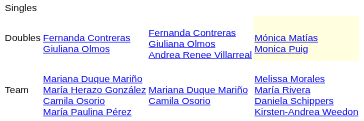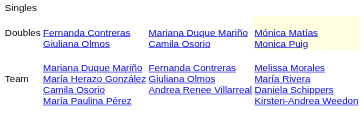(200, 43) Fernanda Contreras Giuliana Olmos Andrea Renee Villarreal -> (198, 38) Mariana Duque Mariño Camila Osorio
(198, 95) Mariana Duque Mariño Camila Osorio -> (200, 79) Fernanda Contreras Giuliana Olmos Andrea Renee Villarreal
